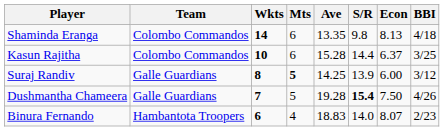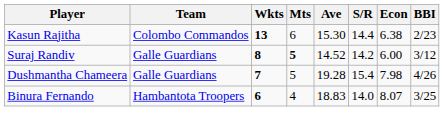- row: (53, 34)
(261, 55) 10 -> (261, 34) 13
(331, 55) 15.28 -> (331, 34) 15.30
(391, 55) 6.37 -> (391, 34) 6.38
(425, 55) 3/25 -> (425, 34) 2/23
(331, 75) 14.25 -> (331, 55) 14.52
(363, 75) 13.9 -> (363, 55) 14.2
(363, 95) bold -> (363, 75) normal
(391, 95) 7.50 -> (391, 75) 7.98
(425, 116) 2/23 -> (425, 95) 3/25
